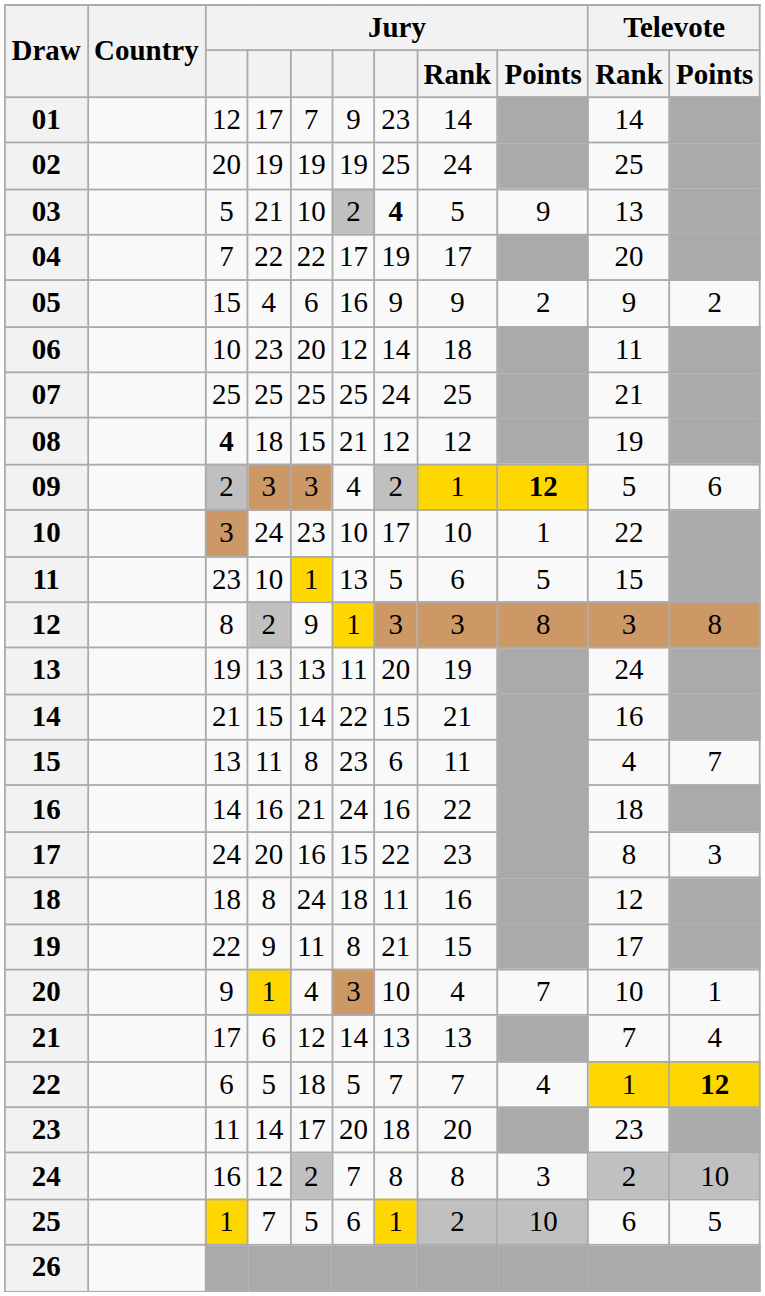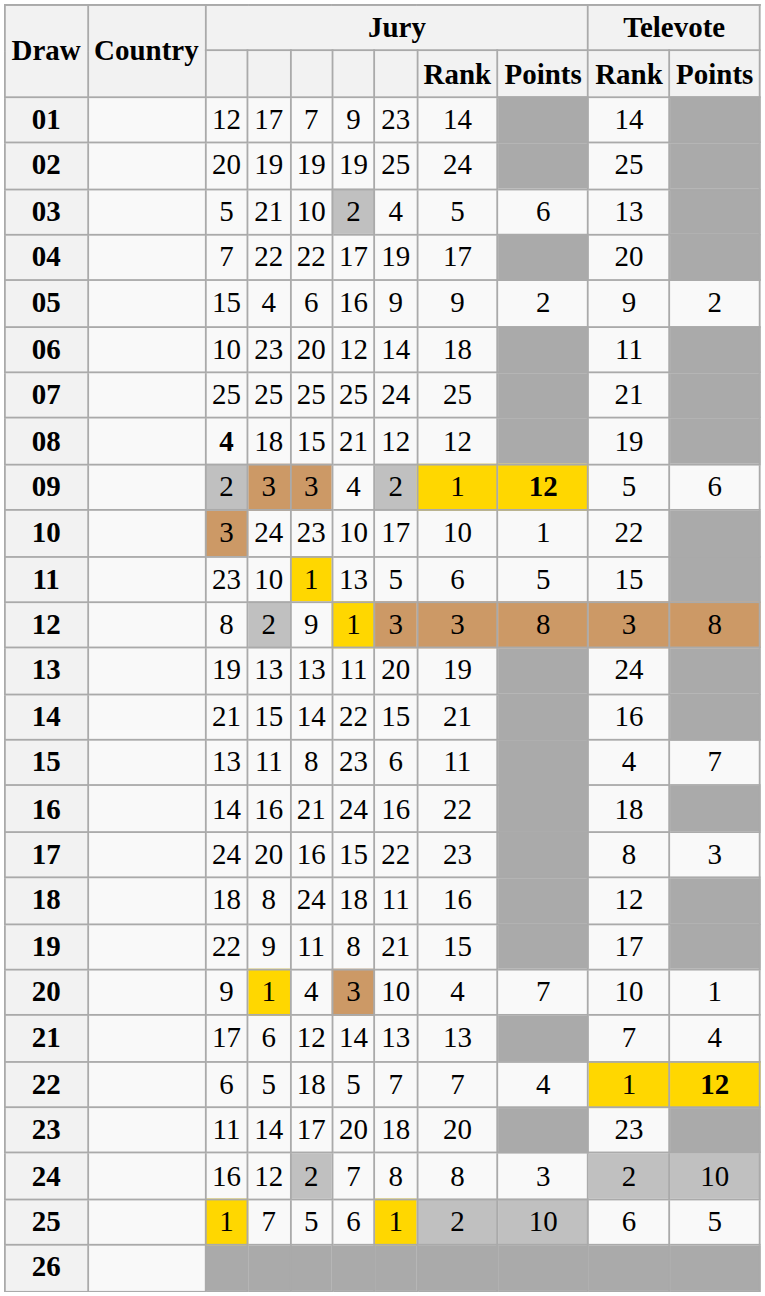(396, 211) bold -> (396, 211) normal
(543, 211) 9 -> (543, 211) 6
